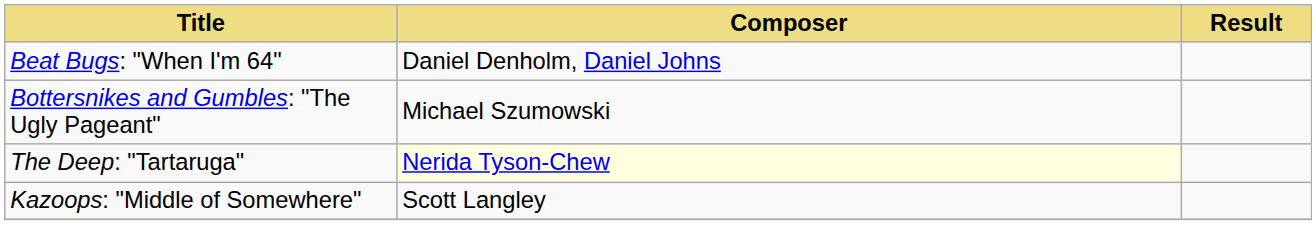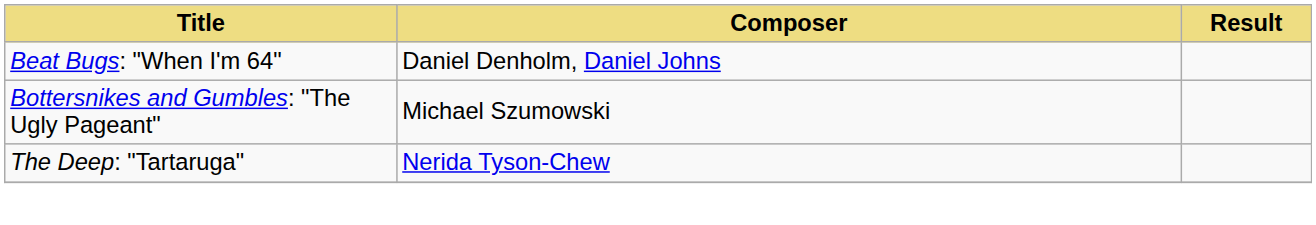(506, 162) lightyellow background -> (506, 162) no background
- row: (186, 200)
